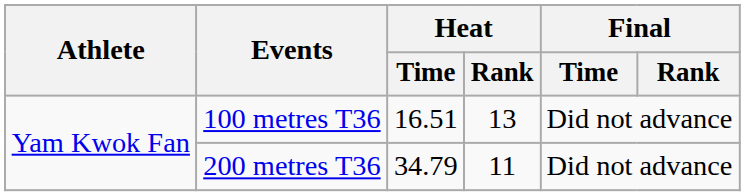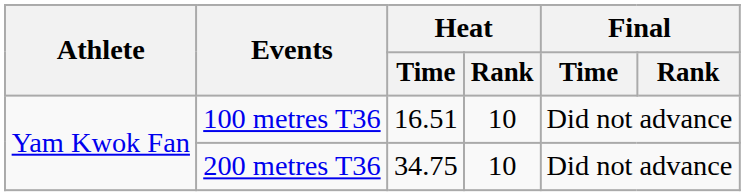(502, 119) 13 -> (502, 119) 10
(426, 166) 34.79 -> (426, 166) 34.75
(502, 166) 11 -> (502, 166) 10
